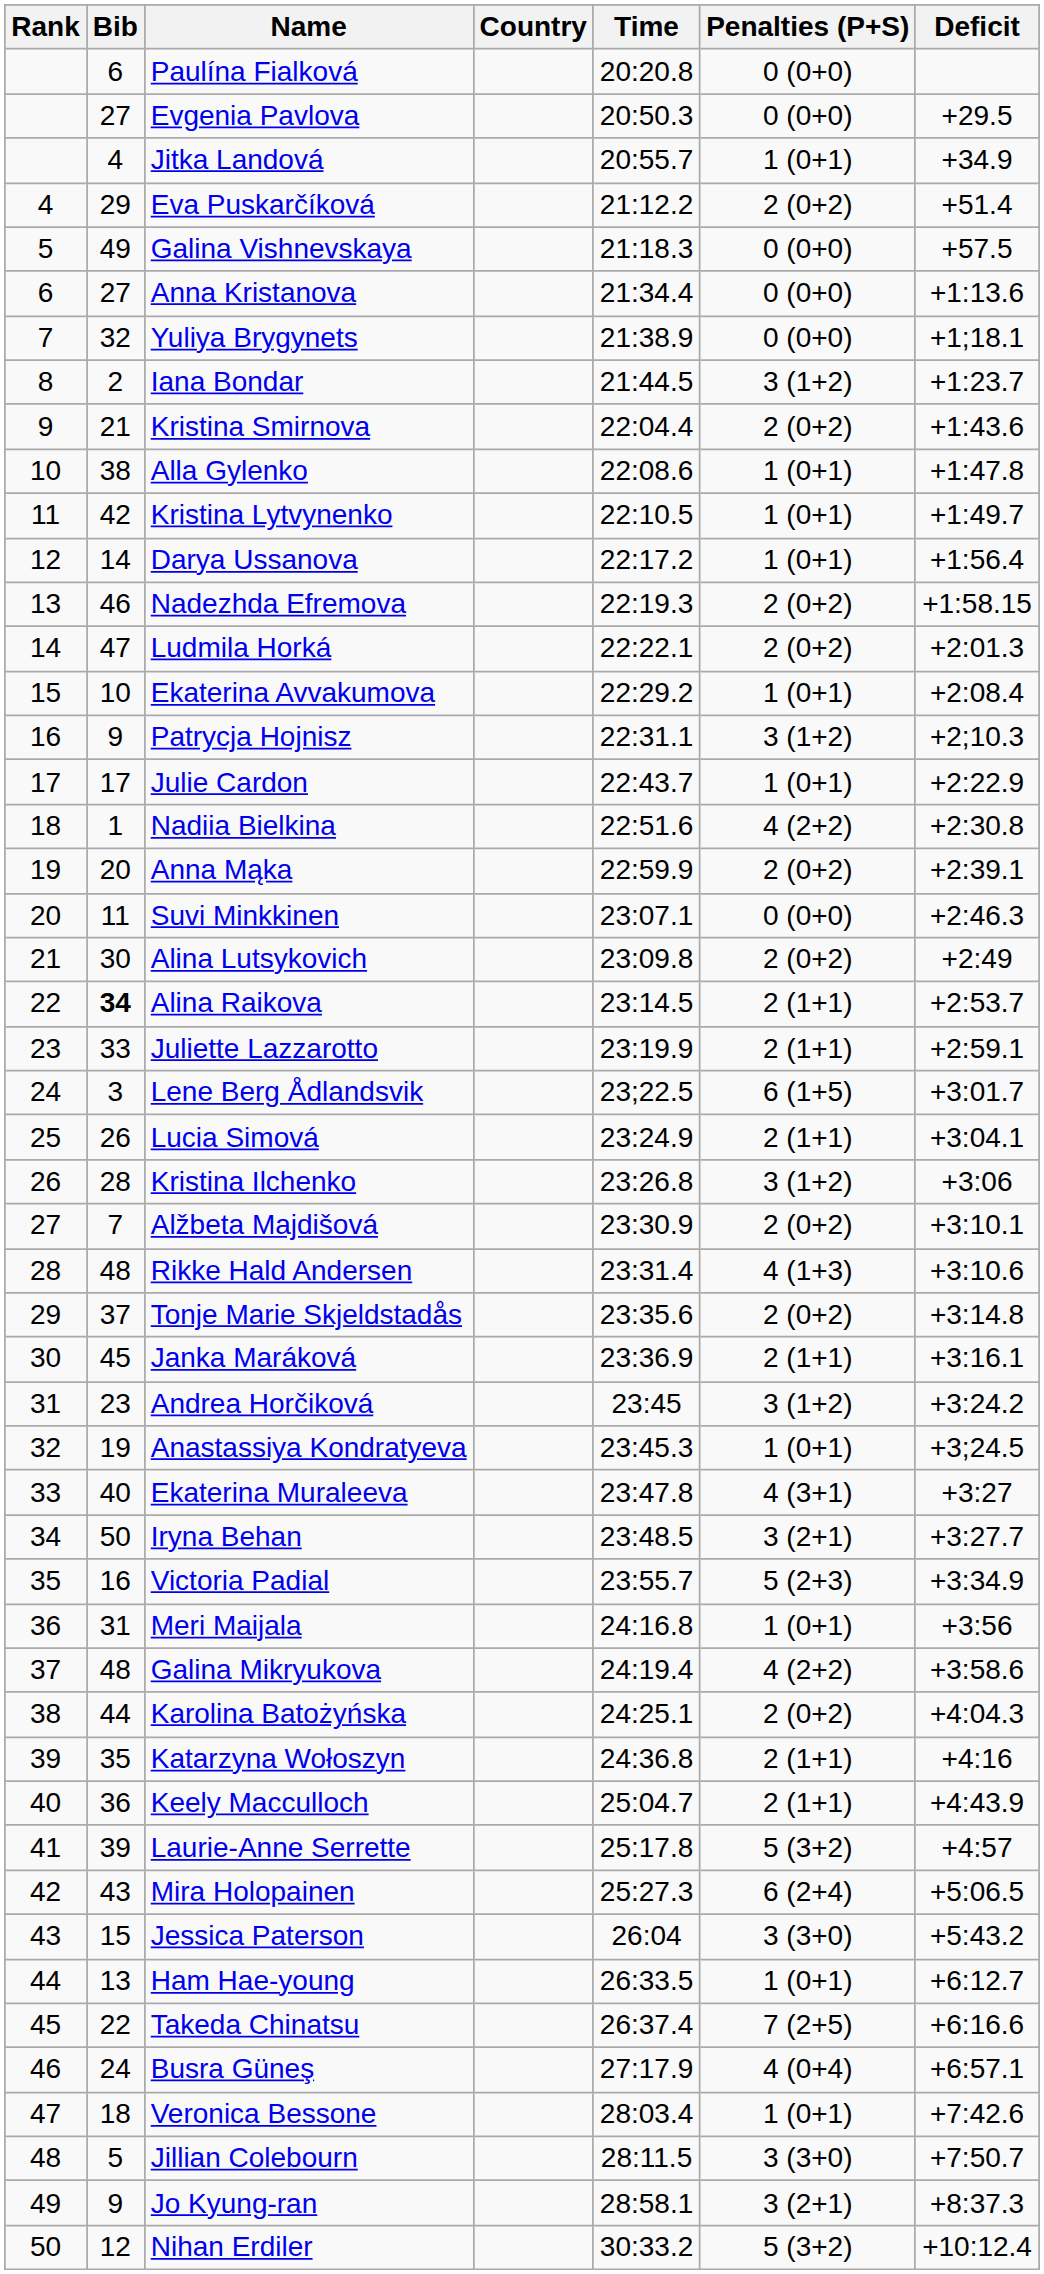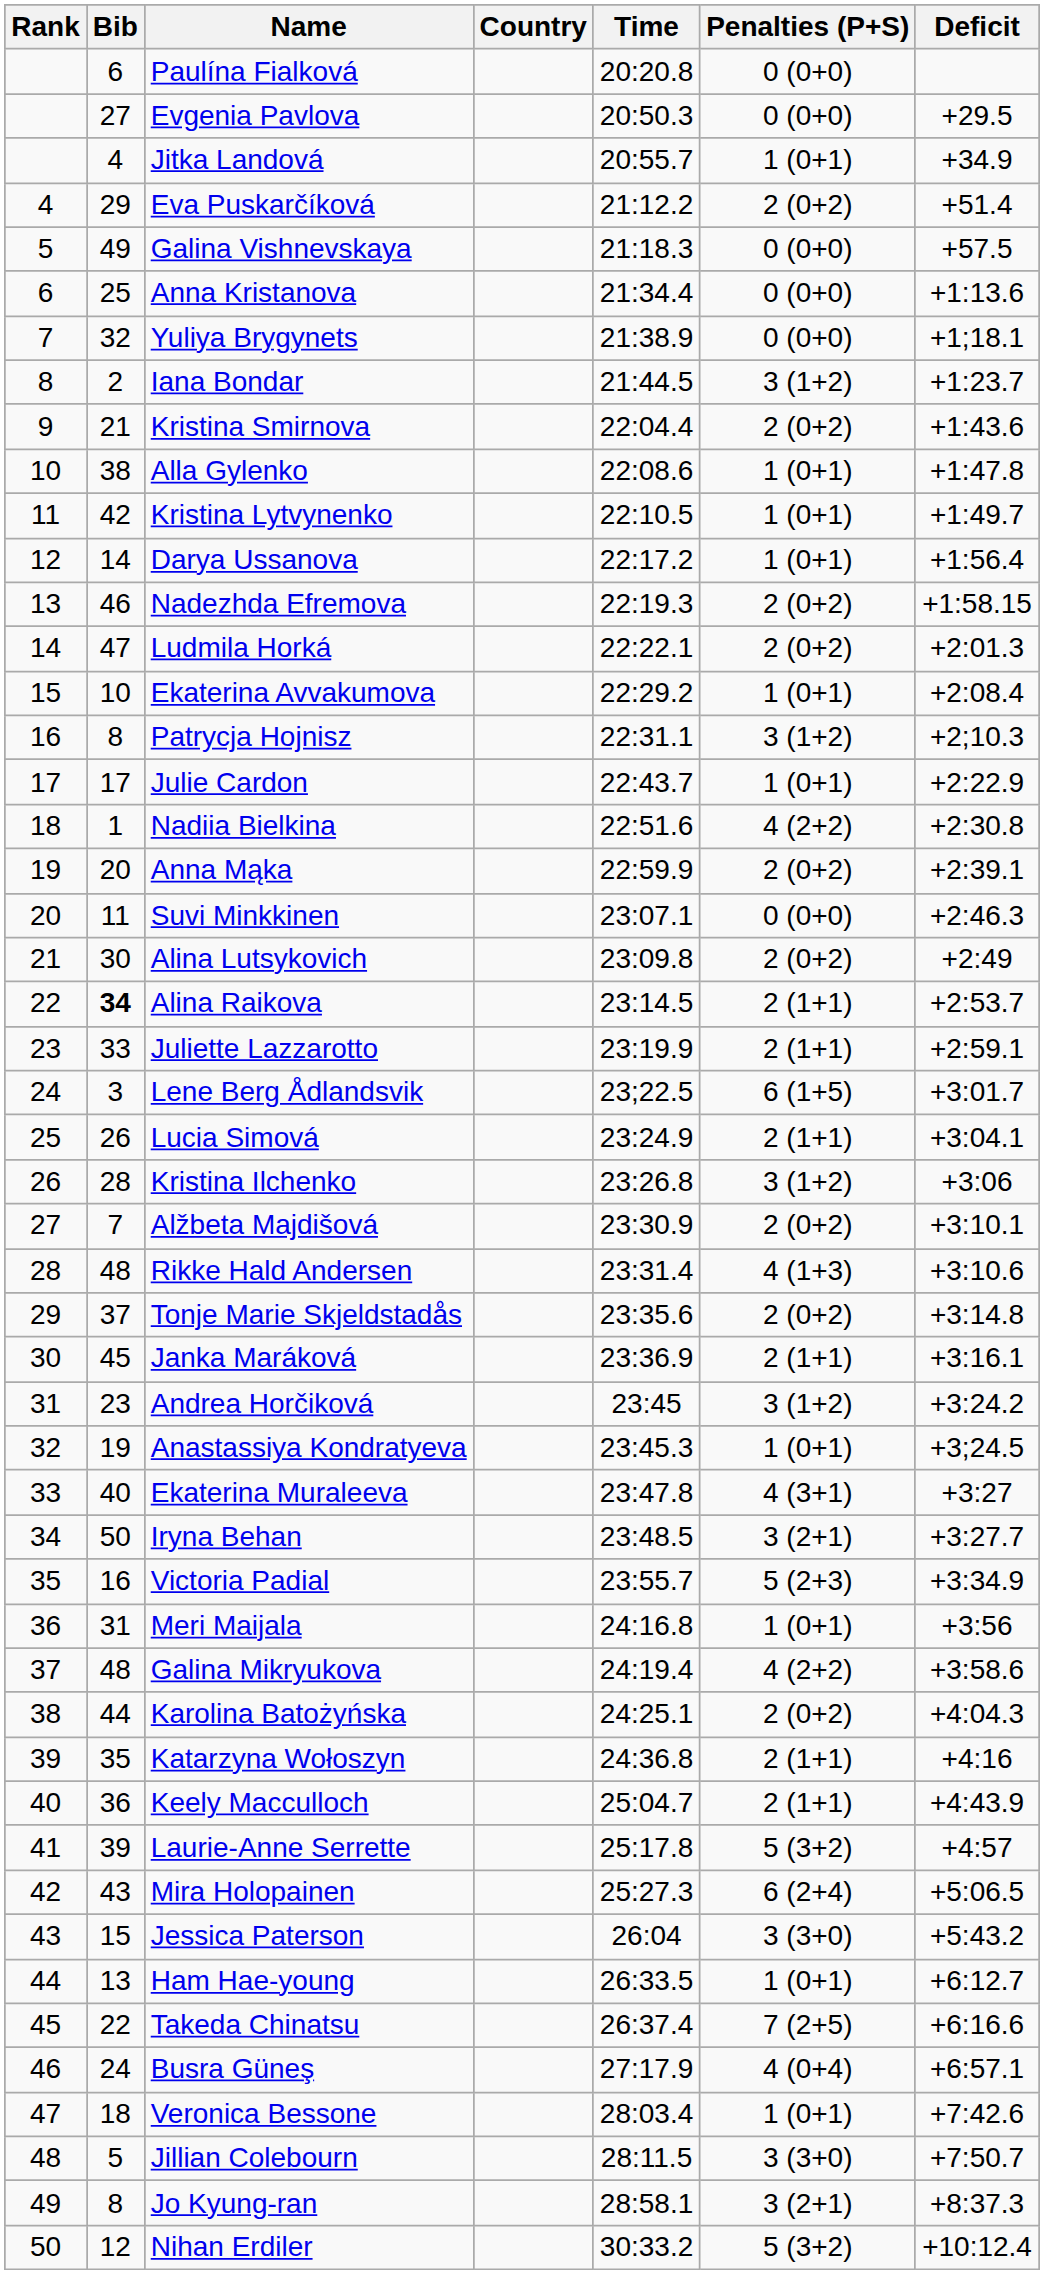(115, 293) 27 -> (115, 293) 25
(115, 737) 9 -> (115, 737) 8
(115, 2202) 9 -> (115, 2202) 8
